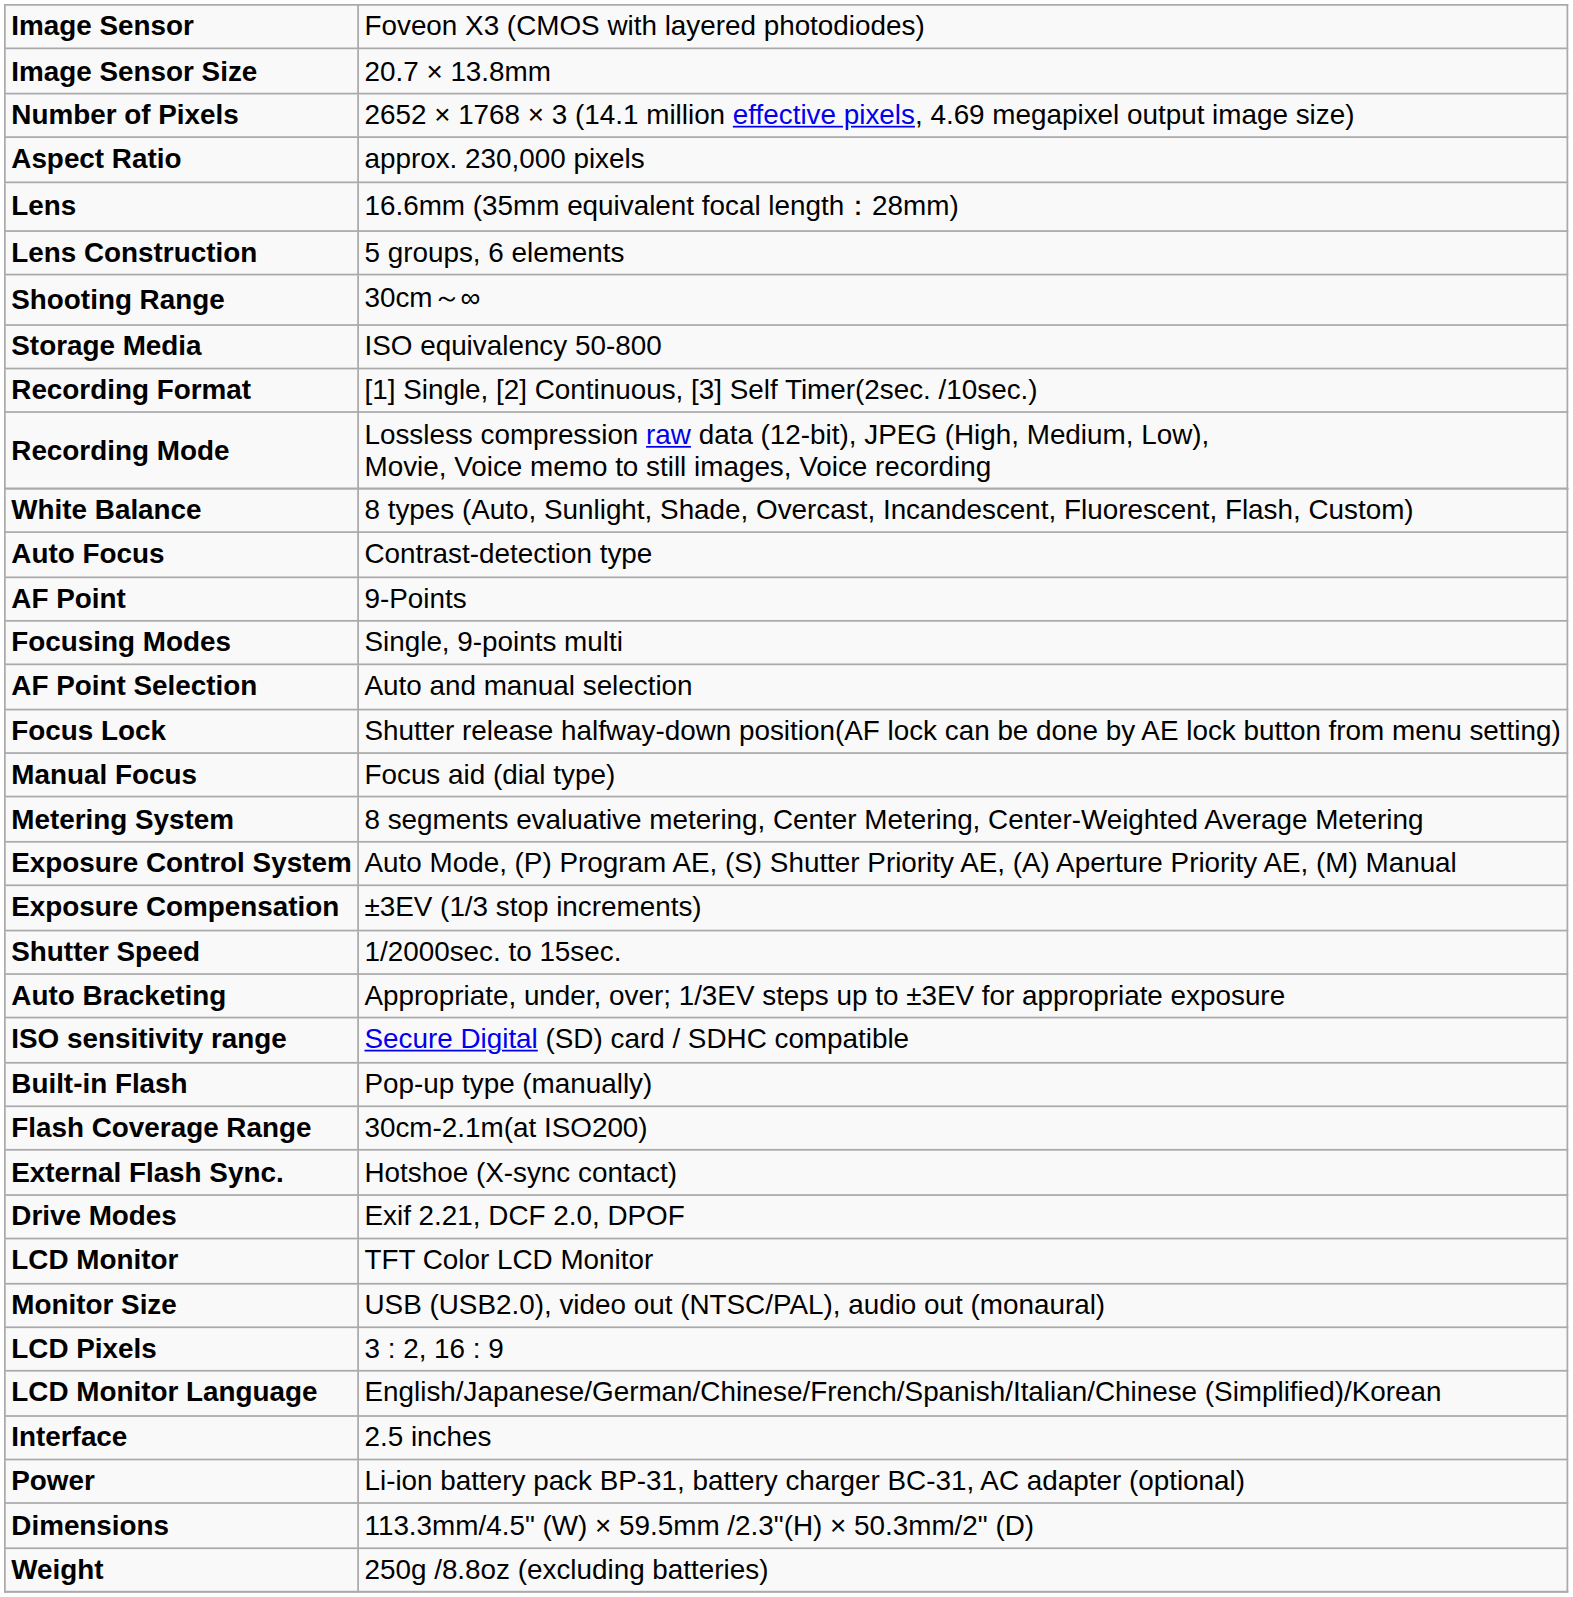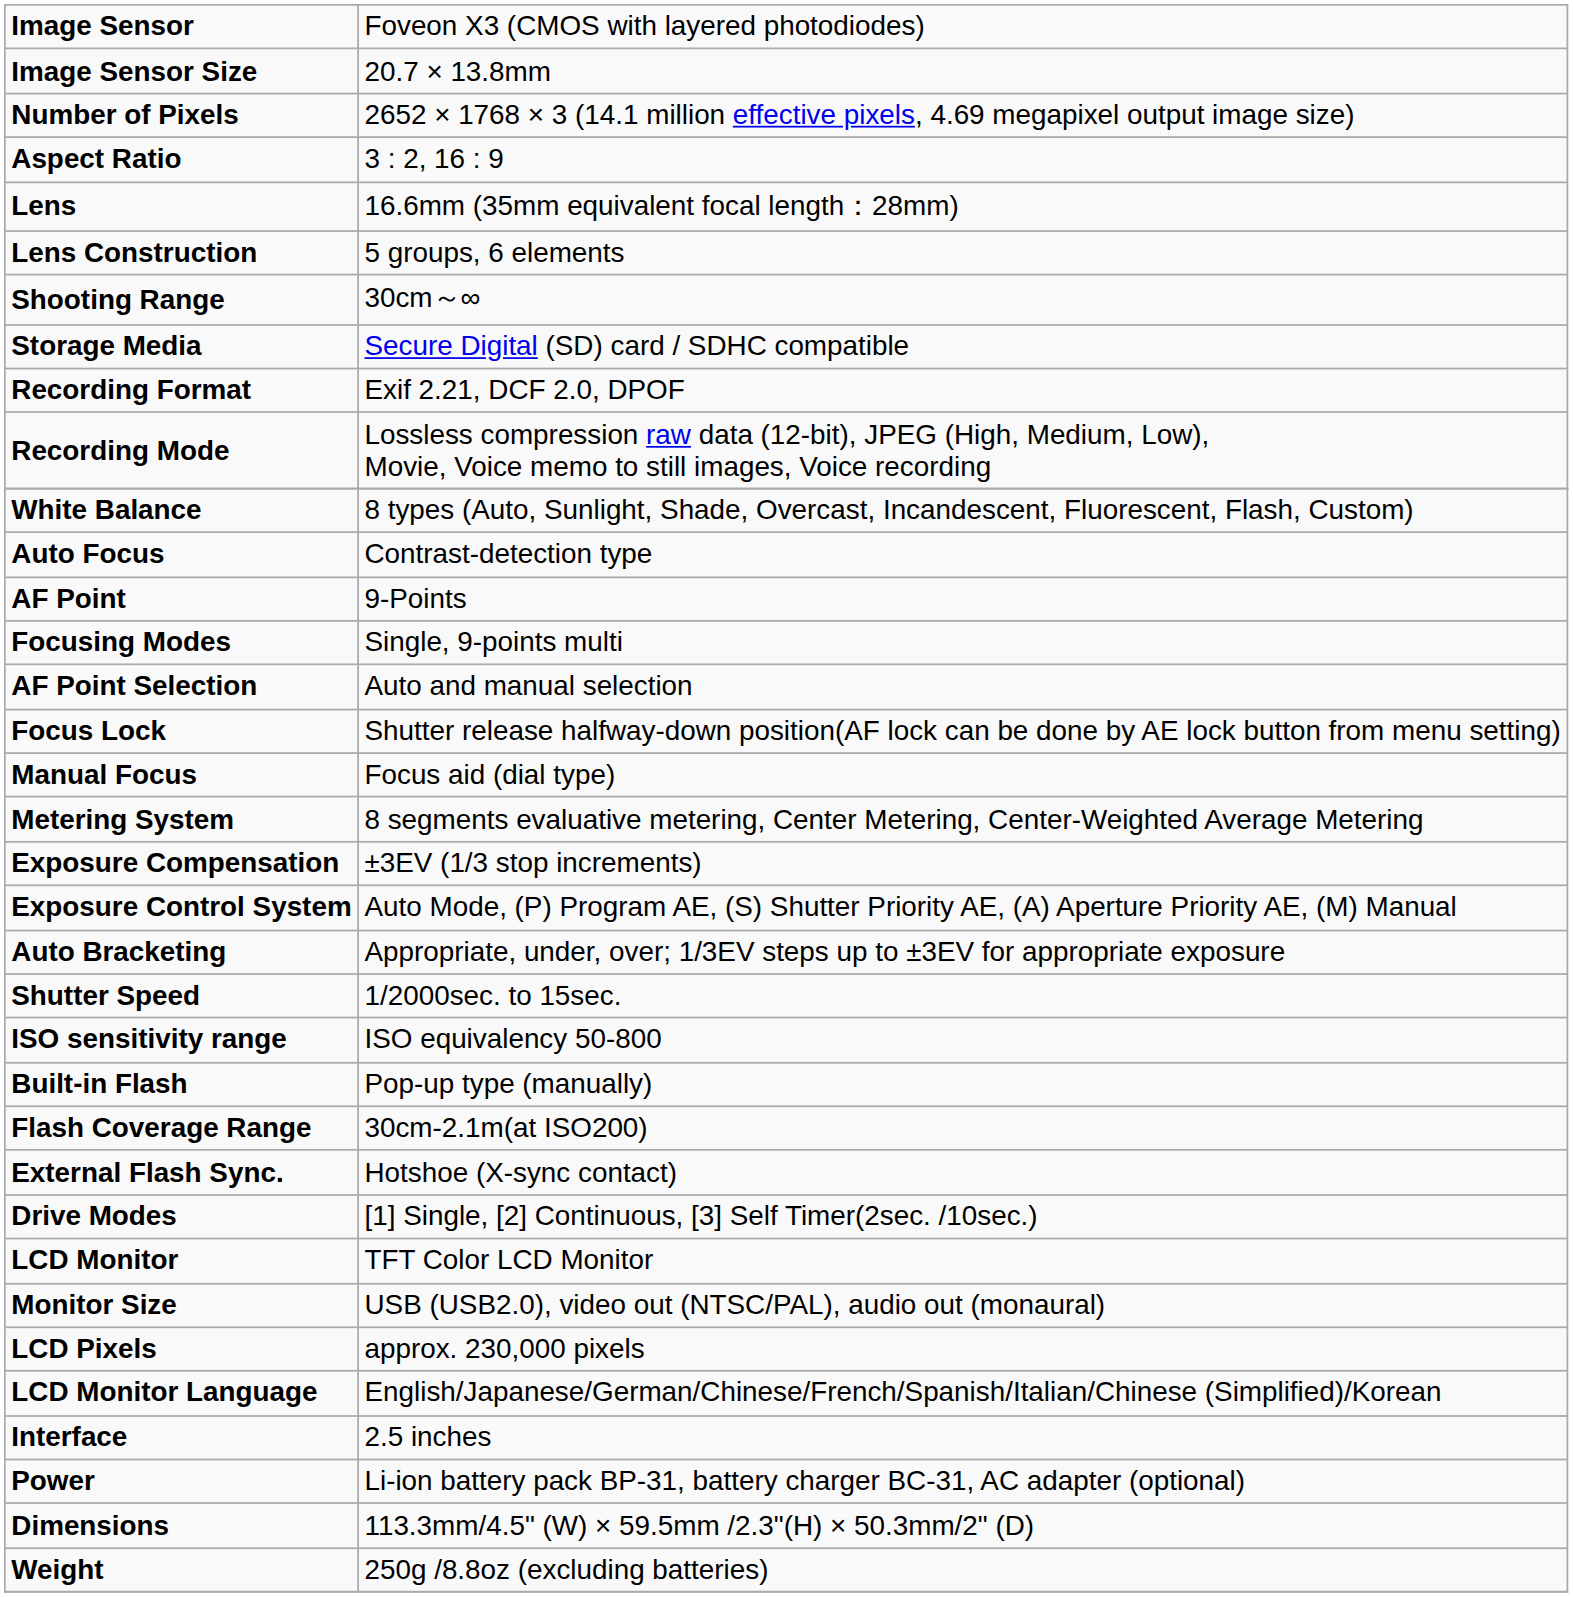(505, 159) approx. 230,000 pixels -> (434, 159) 3 : 2, 16 : 9
(513, 346) ISO equivalency 50-800 -> (637, 346) Secure Digital (SD) card / SDHC compatible
(701, 390) [1] Single, [2] Continuous, [3] Self Timer(2sec. /10sec.) -> (525, 390) Exif 2.21, DCF 2.0, DPOF
rows swapped: (181, 863) <-> (175, 907)
rows swapped: (119, 995) <-> (106, 951)
(637, 1039) Secure Digital (SD) card / SDHC compatible -> (513, 1039) ISO equivalency 50-800
(525, 1216) Exif 2.21, DCF 2.0, DPOF -> (701, 1216) [1] Single, [2] Continuous, [3] Self Timer(2sec. /10sec.)
(434, 1348) 3 : 2, 16 : 9 -> (505, 1348) approx. 230,000 pixels
